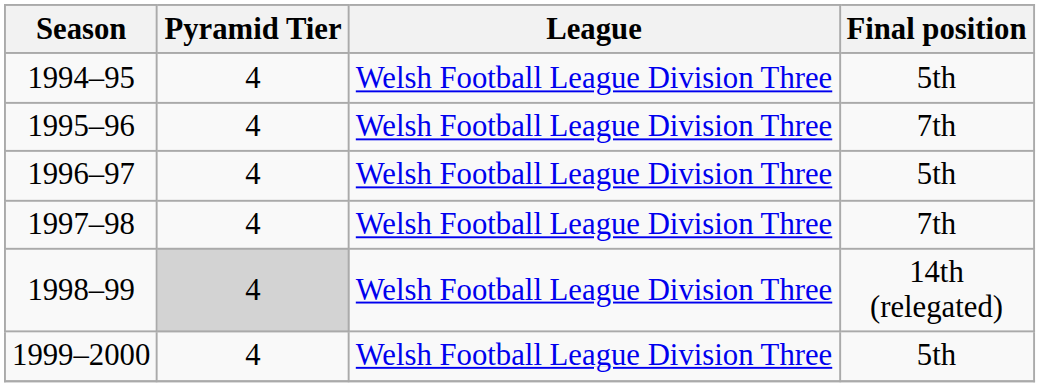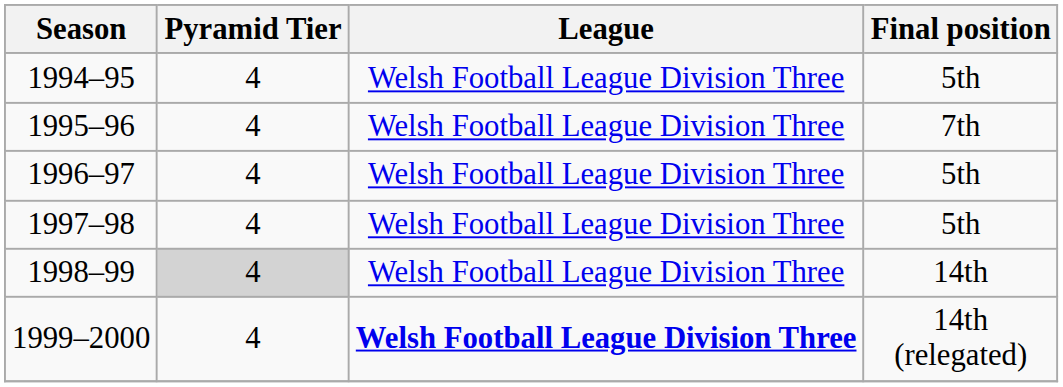(936, 223) 7th -> (961, 223) 5th
(936, 289) 14th (relegated) -> (961, 272) 14th
(594, 355) normal -> (606, 338) bold
(936, 355) 5th -> (961, 338) 14th (relegated)
